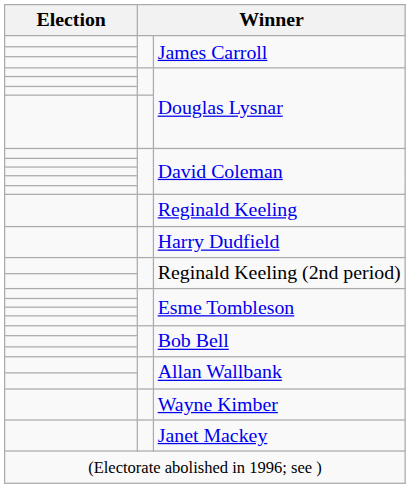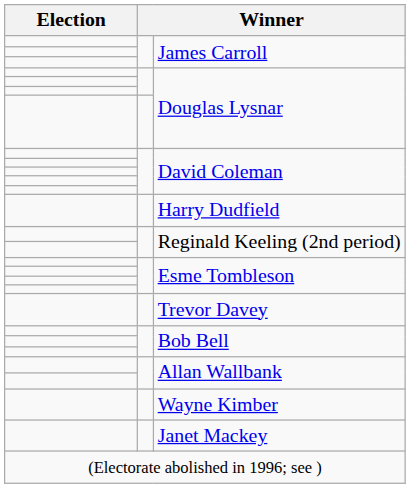- row: (71, 210)
+ row: (71, 310)
